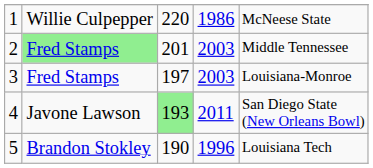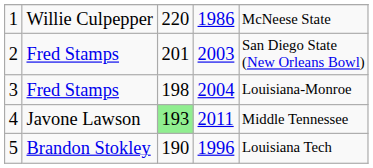(73, 48) lightgreen background -> (73, 54) no background
(295, 48) Middle Tennessee -> (303, 54) San Diego State (New Orleans Bowl)
(175, 77) 197 -> (175, 89) 198
(216, 77) 2003 -> (216, 89) 2004
(303, 112) San Diego State (New Orleans Bowl) -> (295, 118) Middle Tennessee
